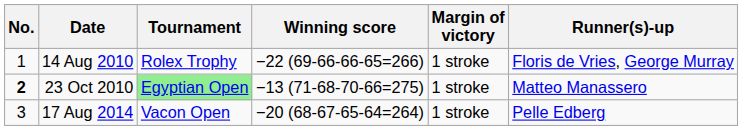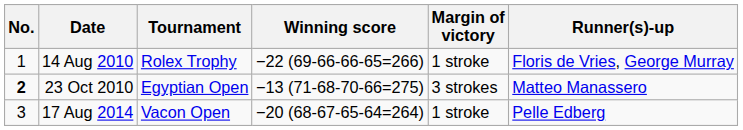(195, 87) lightgreen background -> (195, 87) no background
(461, 87) 1 stroke -> (465, 87) 3 strokes
